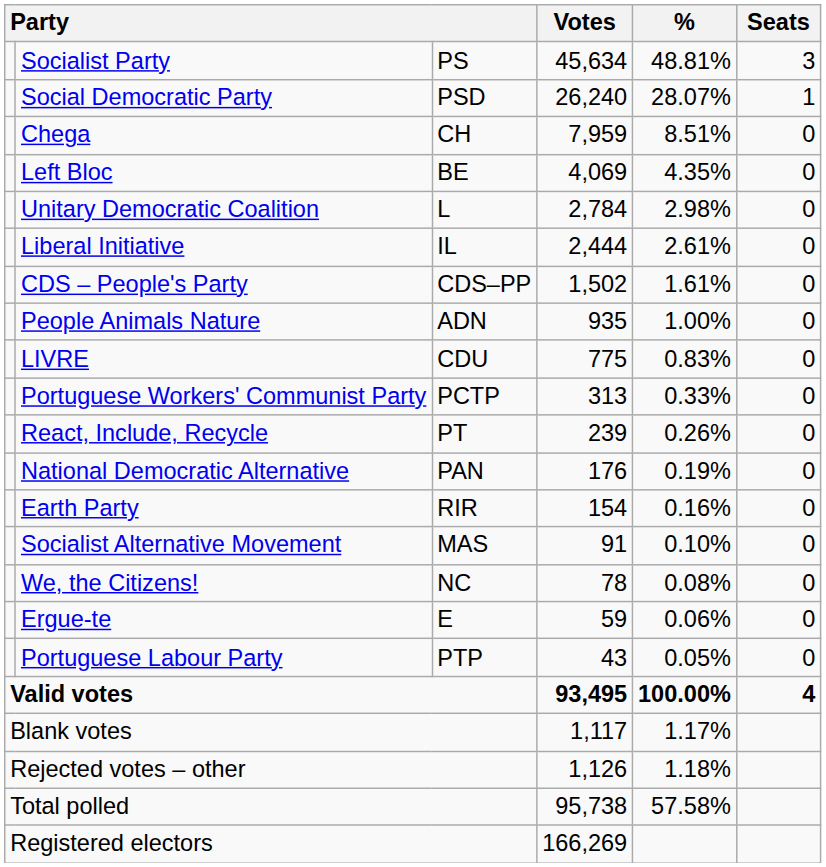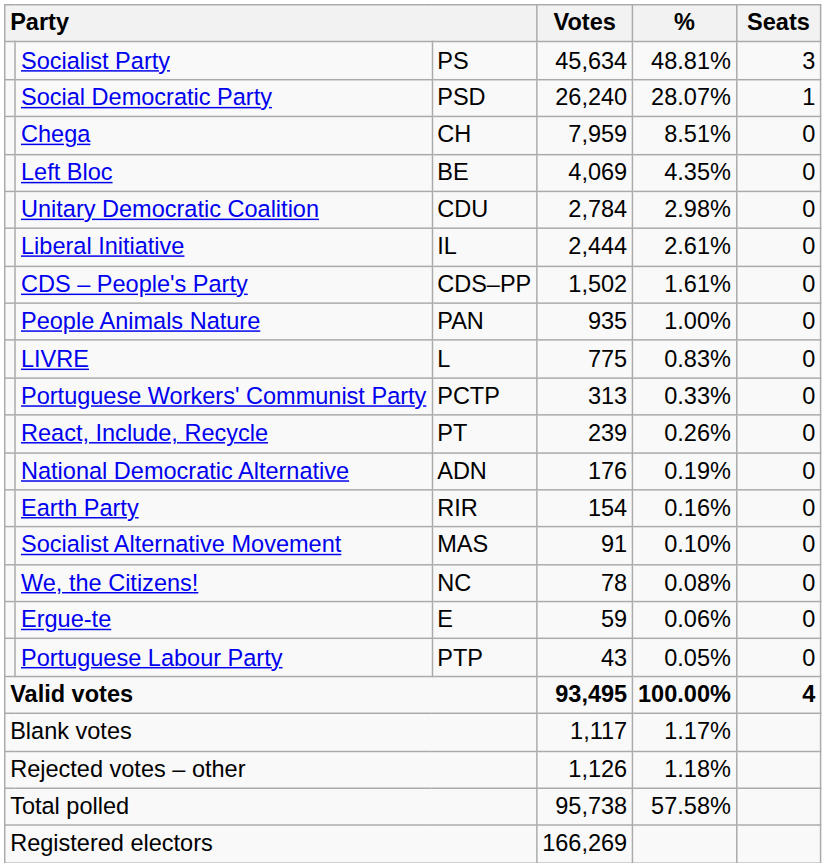(444, 209) L -> (463, 209) CDU
(462, 321) ADN -> (461, 321) PAN
(463, 358) CDU -> (444, 358) L
(461, 470) PAN -> (462, 470) ADN
